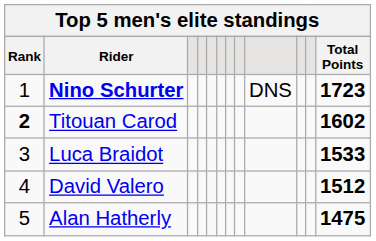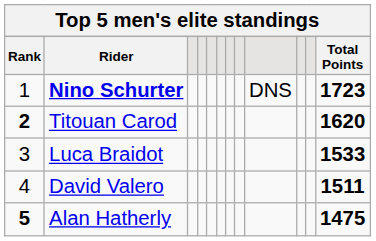(343, 122) 1602 -> (343, 122) 1620
(343, 186) 1512 -> (343, 186) 1511
(25, 218) normal -> (25, 218) bold
